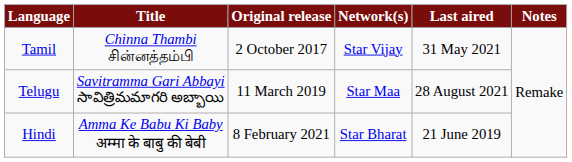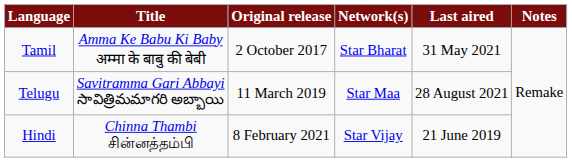(151, 47) Chinna Thambi சின்னத்தம்பி -> (151, 49) Amma Ke Babu Ki Baby अम्मा के बाबु की बेबी
(373, 48) Star Vijay -> (373, 49) Star Bharat
(151, 134) Amma Ke Babu Ki Baby अम्मा के बाबु की बेबी -> (151, 134) Chinna Thambi சின்னத்தம்பி
(373, 134) Star Bharat -> (373, 135) Star Vijay
